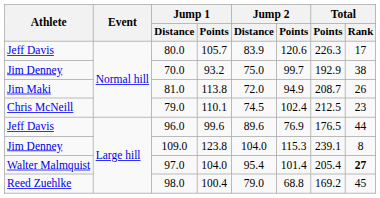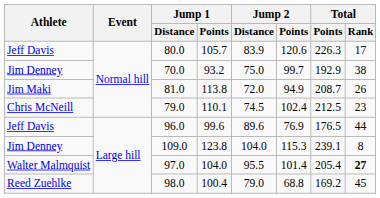(254, 165) 95.4 -> (254, 165) 95.5
